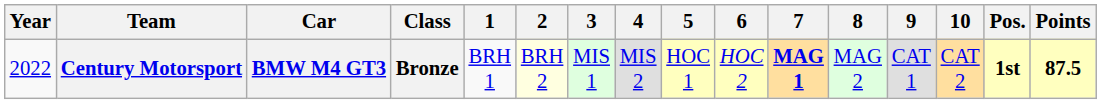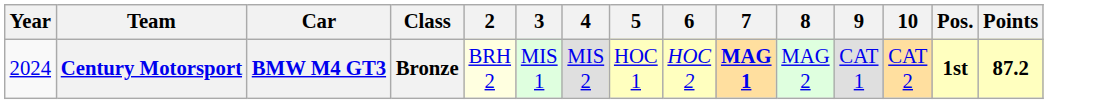- column: (490, 21)
(30, 68) 2022 -> (30, 68) 2024
(1063, 68) 87.5 -> (1011, 68) 87.2
